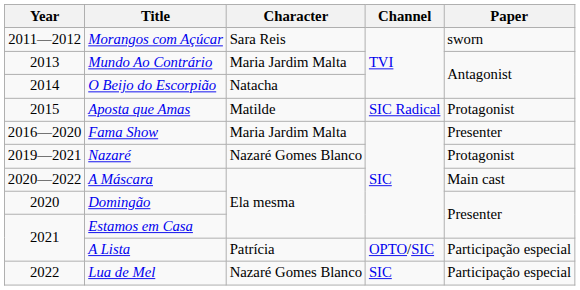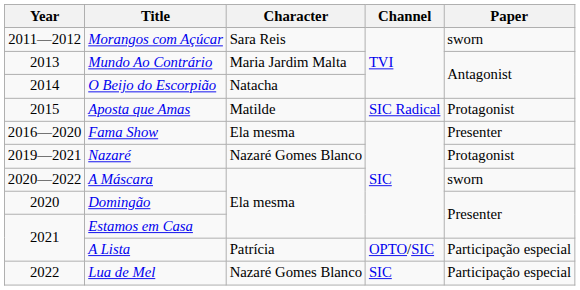(288, 132) Maria Jardim Malta -> (262, 132) Ela mesma
(476, 179) Main cast -> (465, 179) sworn
